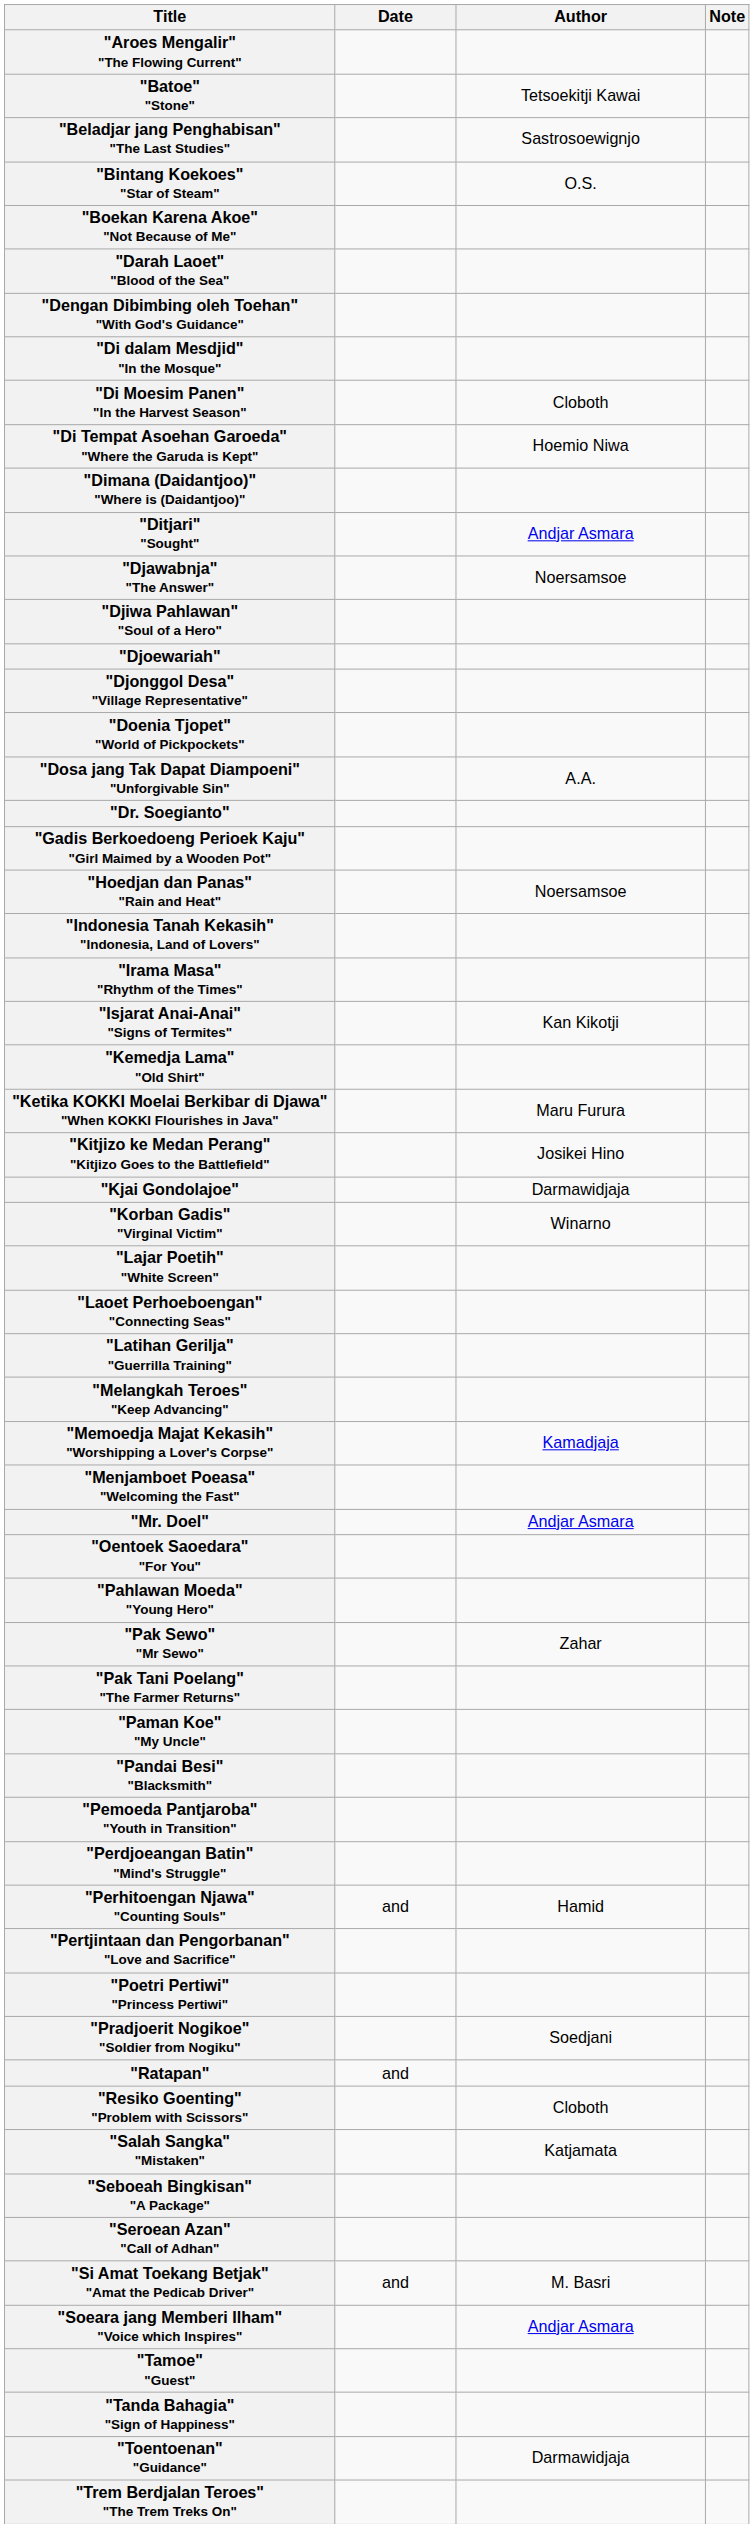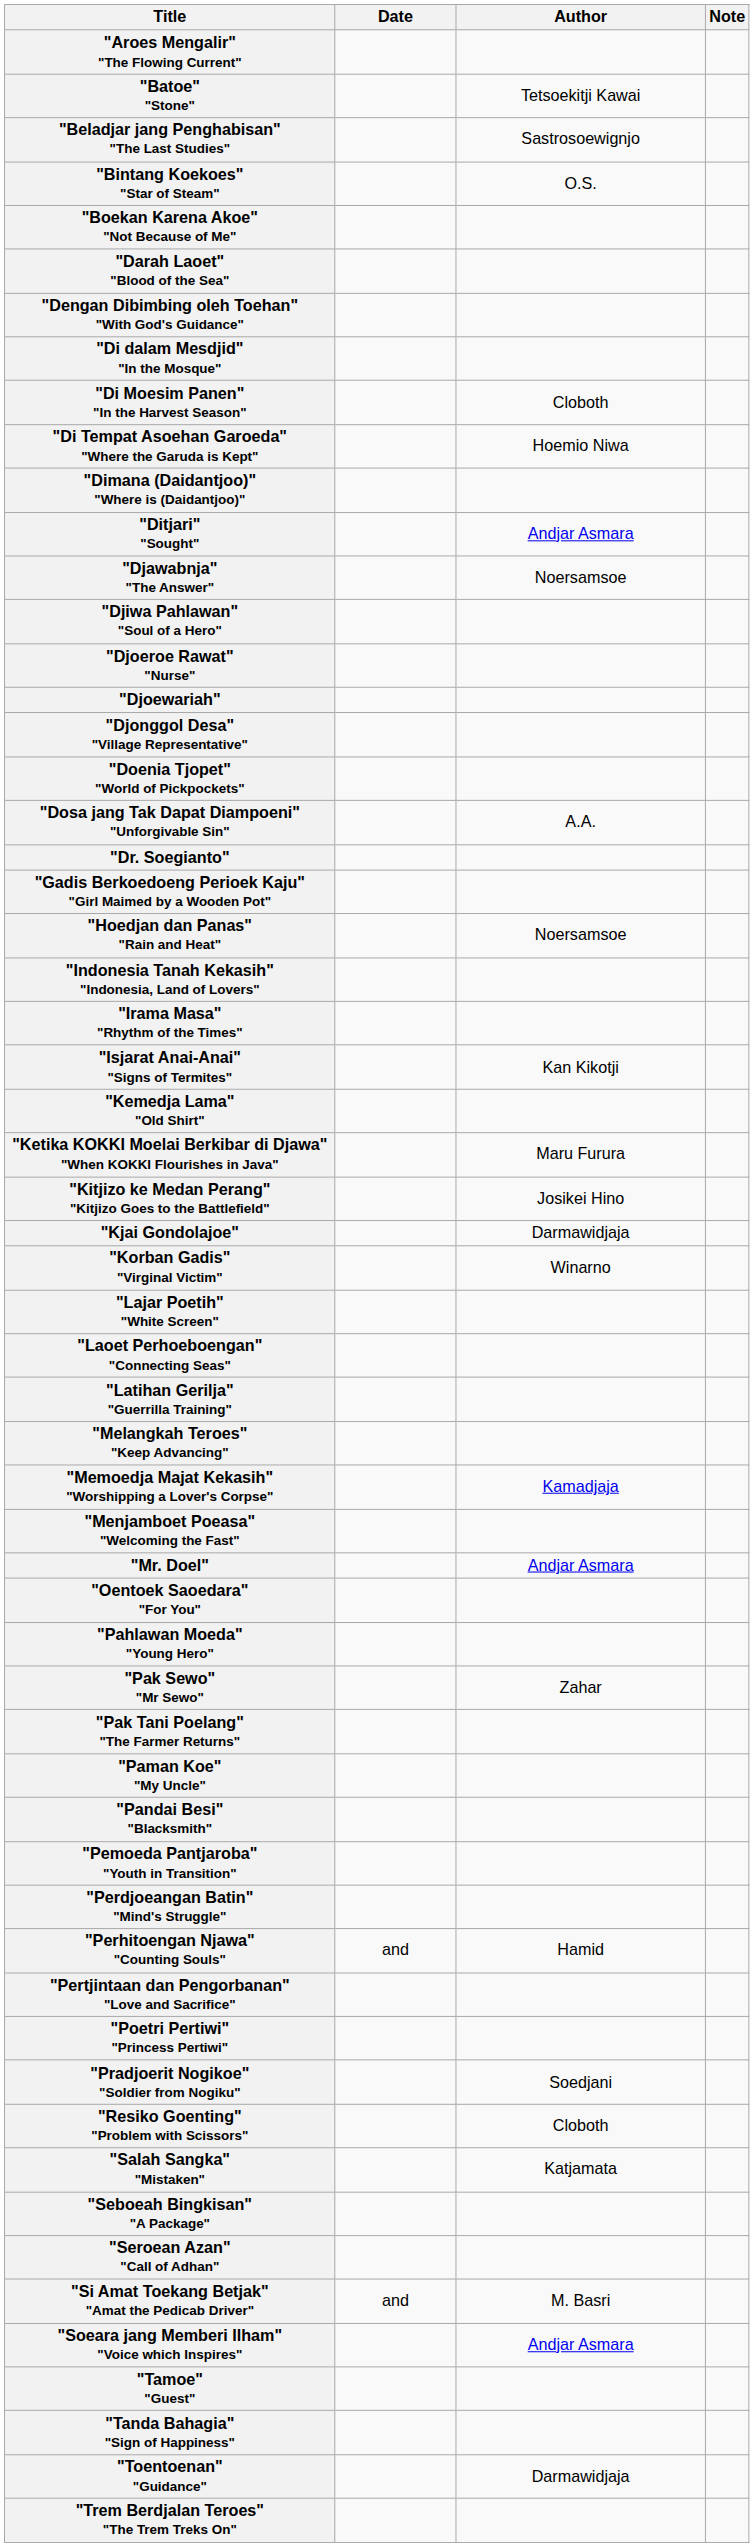+ row: (170, 665)
- row: (170, 2073)
